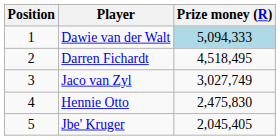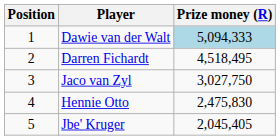(225, 80) 3,027,749 -> (225, 80) 3,027,750
